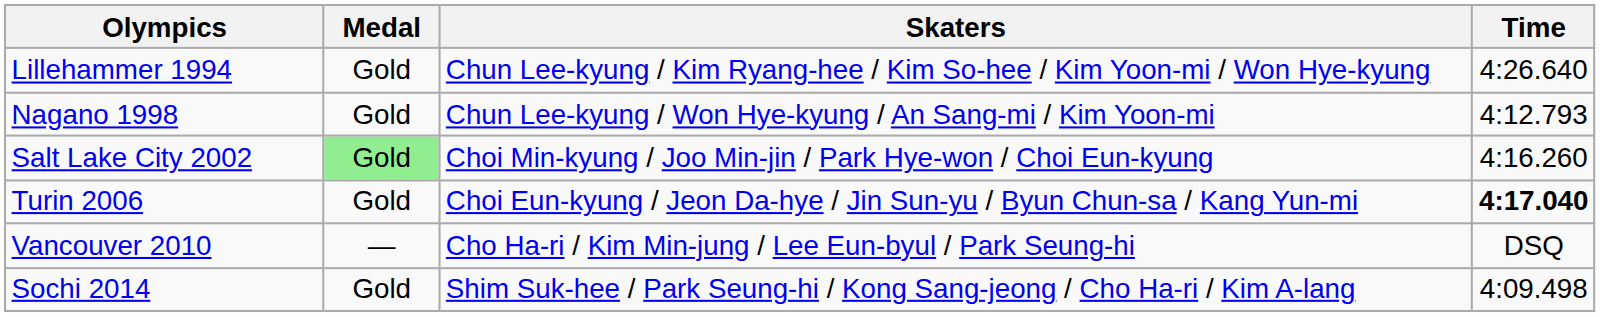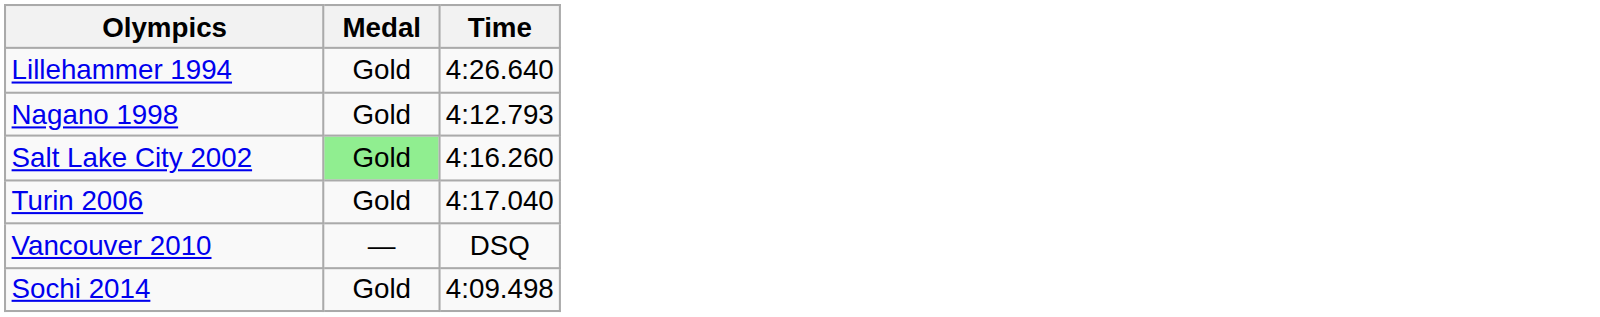- column: (956, 26)
(1534, 201) bold -> (500, 201) normal
